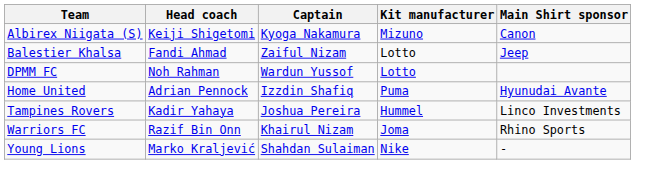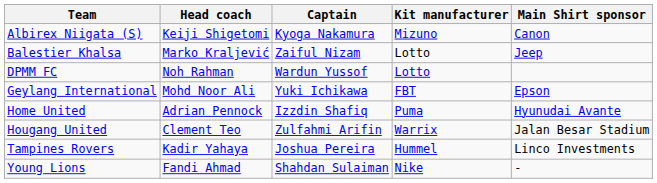(187, 53) Fandi Ahmad -> (216, 53) Marko Kraljević
+ row: (82, 91)
+ row: (57, 130)
- row: (46, 130)
(202, 149) Marko Kraljević -> (202, 168) Fandi Ahmad
